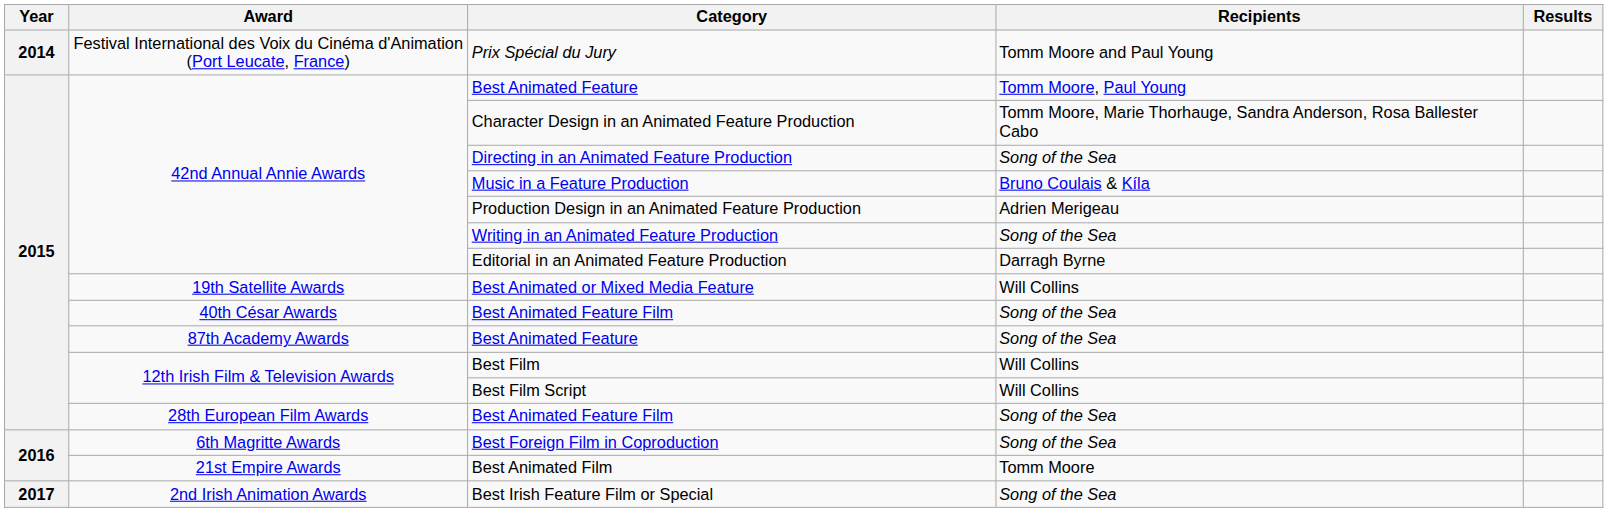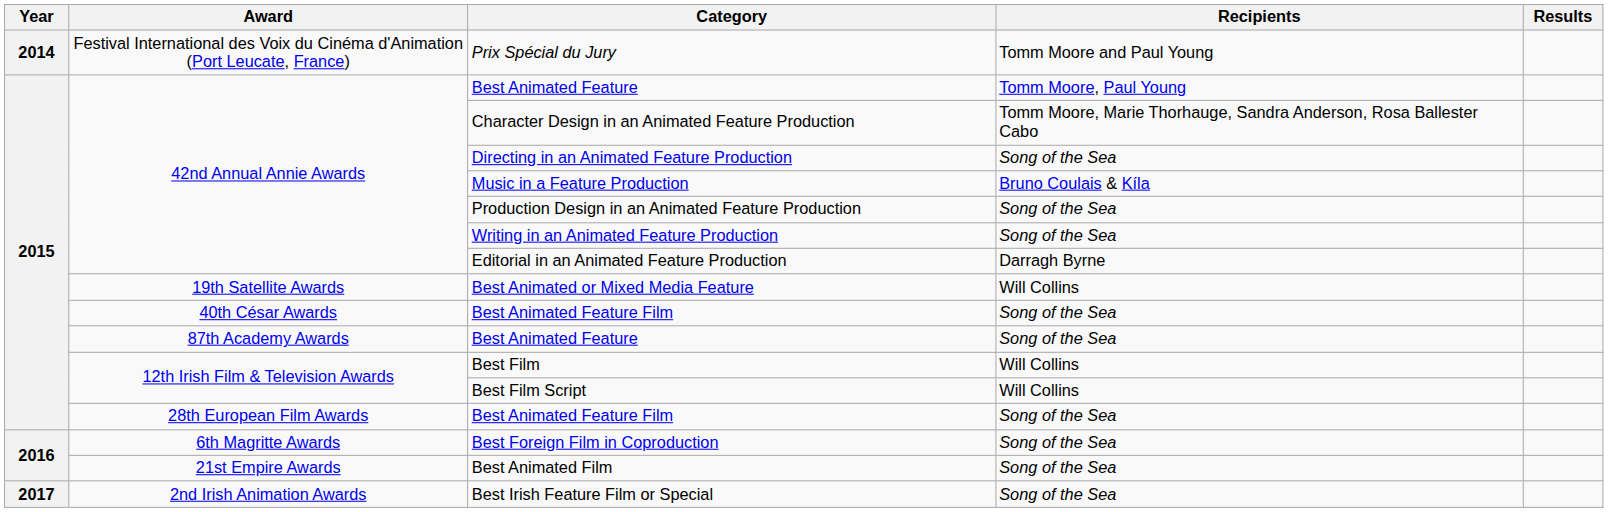(1059, 209) Adrien Merigeau -> (1058, 209) Song of the Sea
(1047, 468) Tomm Moore -> (1058, 468) Song of the Sea
